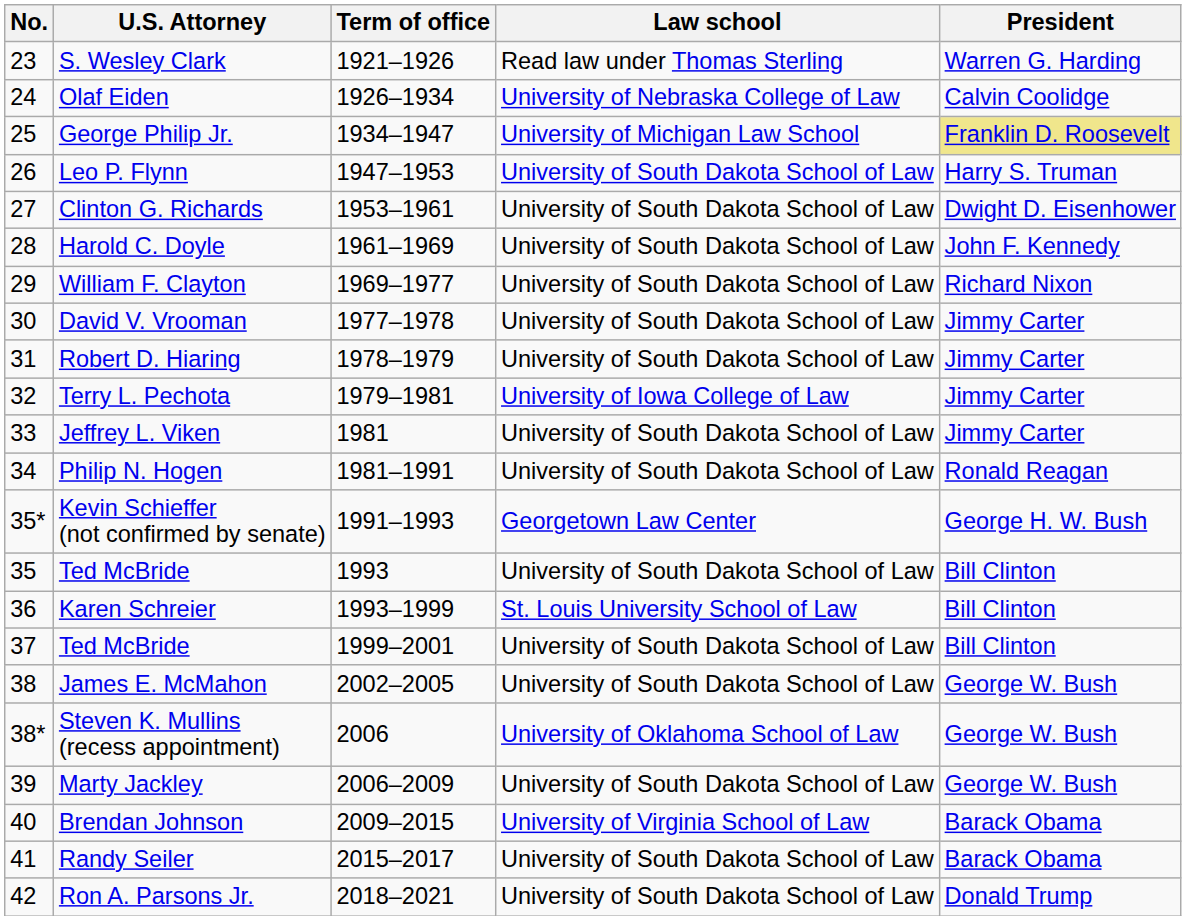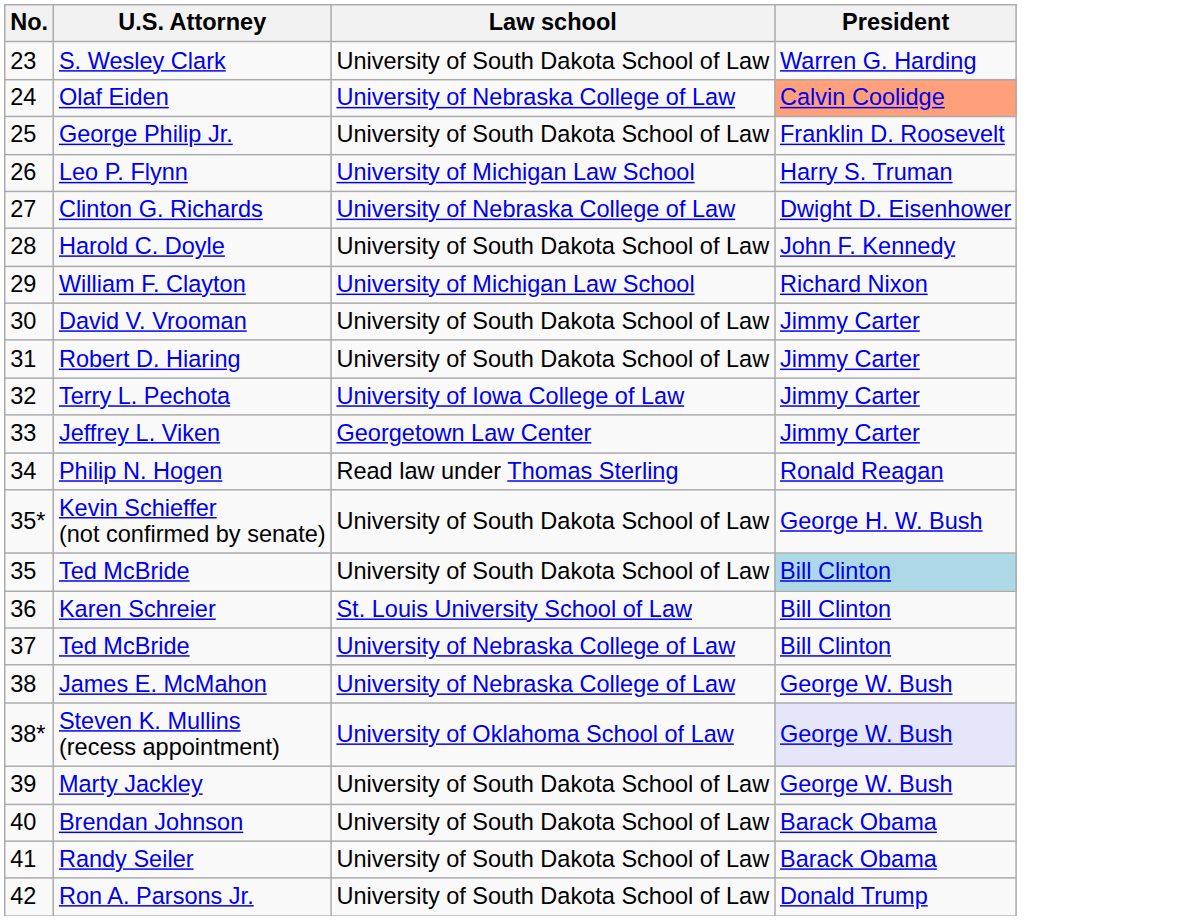- column: (413, 23)
(672, 60) Read law under Thomas Sterling -> (553, 60) University of South Dakota School of Law
(1027, 97) no background -> (862, 97) lightsalmon background
(680, 135) University of Michigan Law School -> (553, 135) University of South Dakota School of Law
(1057, 135) khaki background -> (892, 135) no background
(717, 172) University of South Dakota School of Law -> (516, 172) University of Michigan Law School
(717, 209) University of South Dakota School of Law -> (536, 209) University of Nebraska College of Law
(717, 284) University of South Dakota School of Law -> (516, 284) University of Michigan Law School
(717, 433) University of South Dakota School of Law -> (464, 433) Georgetown Law Center
(717, 470) University of South Dakota School of Law -> (507, 470) Read law under Thomas Sterling
(629, 521) Georgetown Law Center -> (553, 521) University of South Dakota School of Law
(1000, 571) no background -> (836, 571) lightblue background
(717, 646) University of South Dakota School of Law -> (536, 646) University of Nebraska College of Law
(717, 683) University of South Dakota School of Law -> (536, 683) University of Nebraska College of Law
(1031, 734) no background -> (866, 734) lavender background
(685, 822) University of Virginia School of Law -> (553, 822) University of South Dakota School of Law
